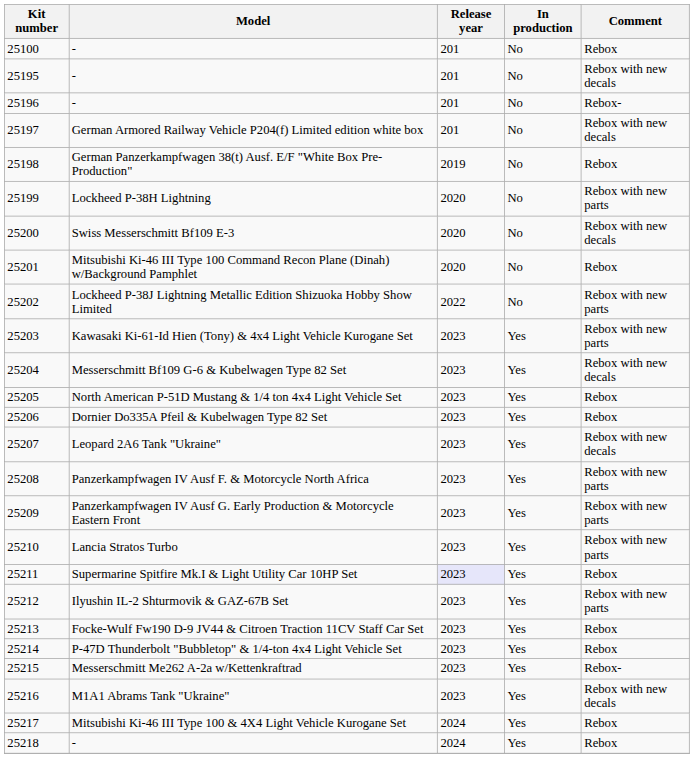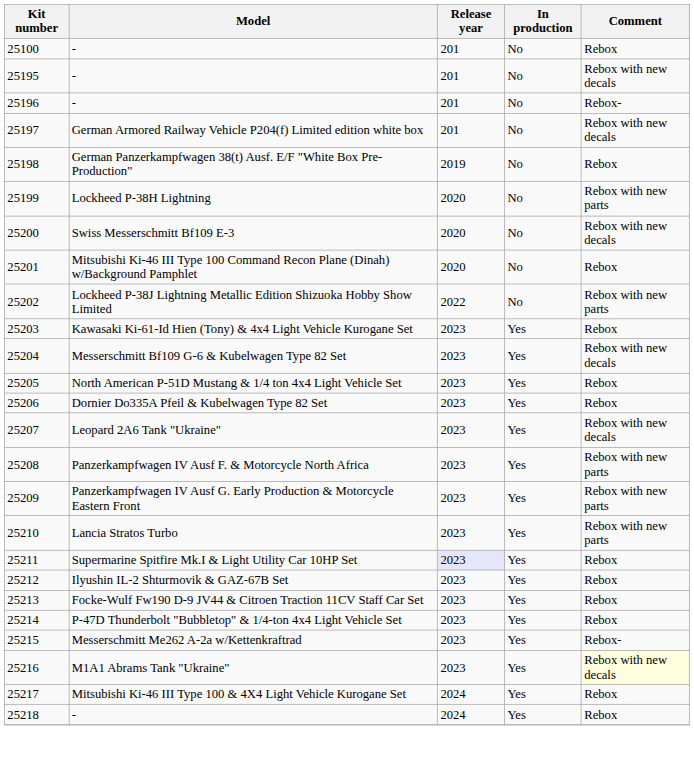(626, 335) Rebox with new parts -> (601, 328) Rebox
(626, 601) Rebox with new parts -> (601, 580) Rebox
(626, 695) no background -> (626, 667) lightyellow background
